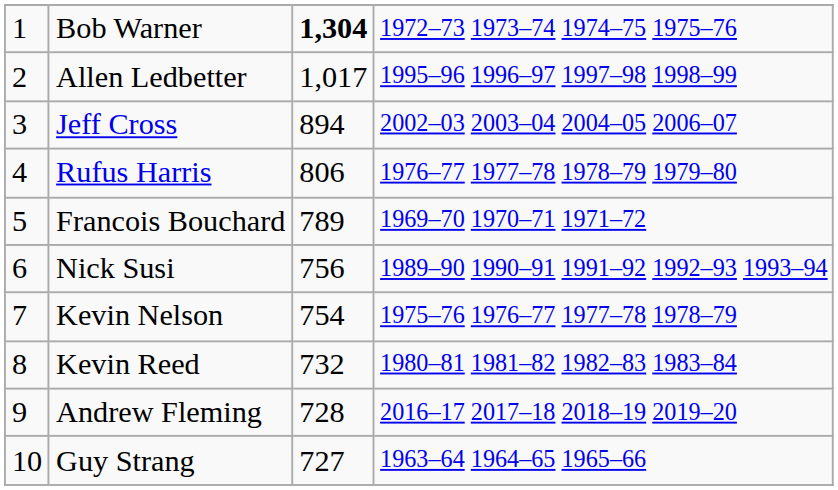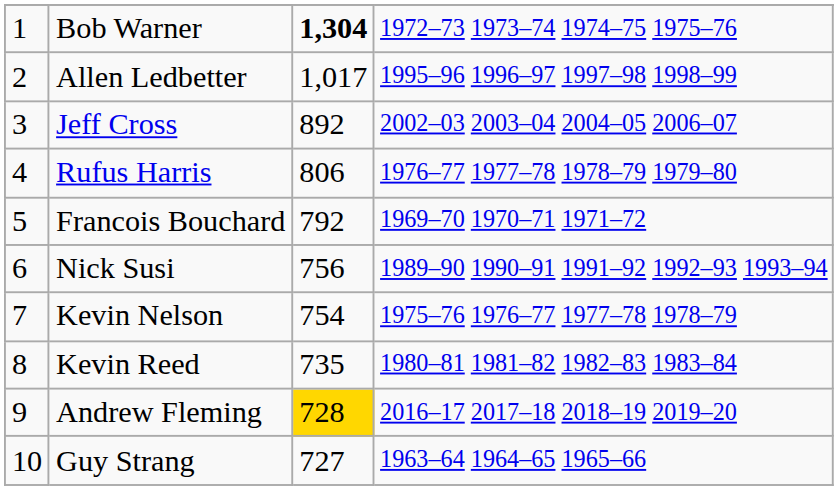(322, 124) 894 -> (322, 124) 892
(322, 220) 789 -> (322, 220) 792
(322, 364) 732 -> (322, 364) 735
(322, 412) no background -> (322, 412) gold background
